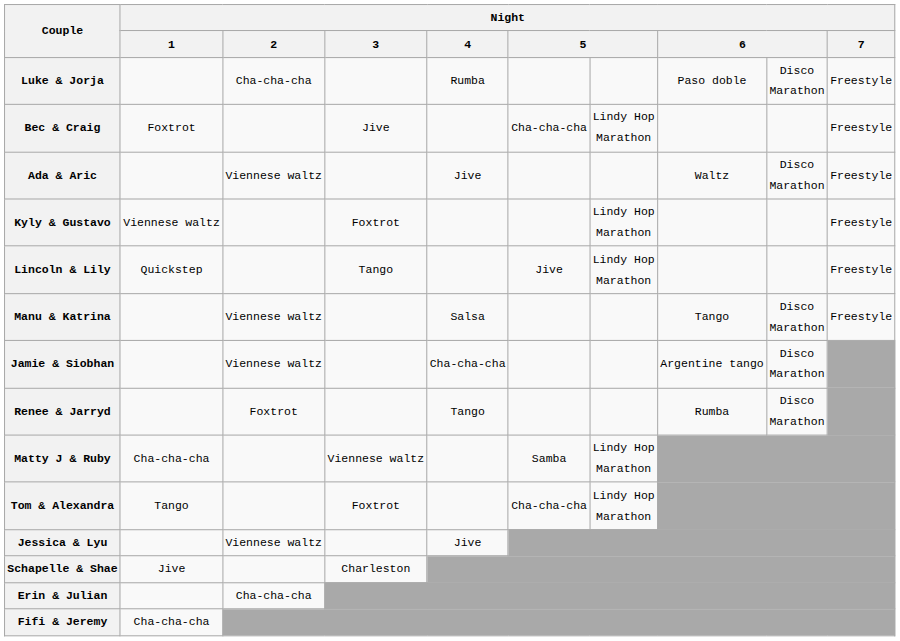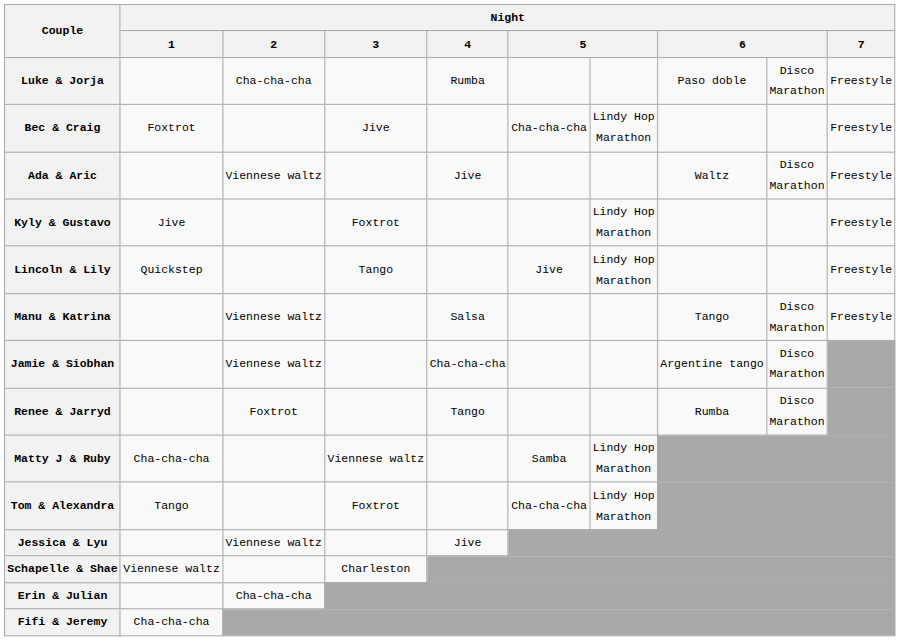(172, 223) Viennese waltz -> (172, 223) Jive
(172, 569) Jive -> (172, 569) Viennese waltz
